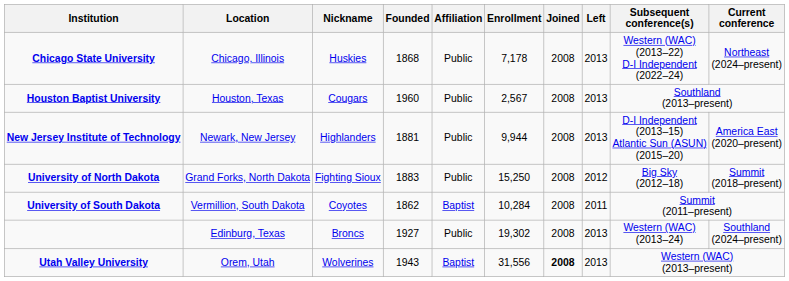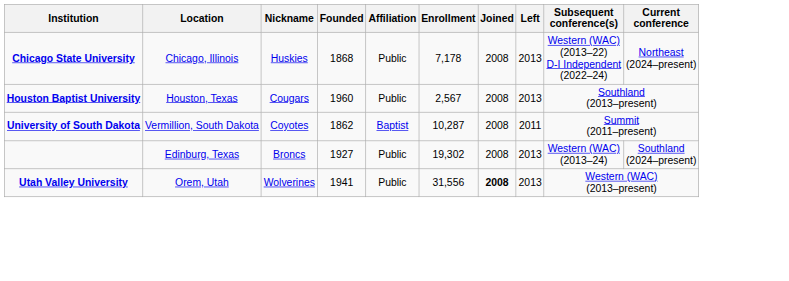- row: (94, 138)
- row: (94, 178)
(514, 206) 10,284 -> (448, 126) 10,287
(408, 262) 1943 -> (342, 182) 1941
(458, 262) Baptist -> (392, 182) Public
